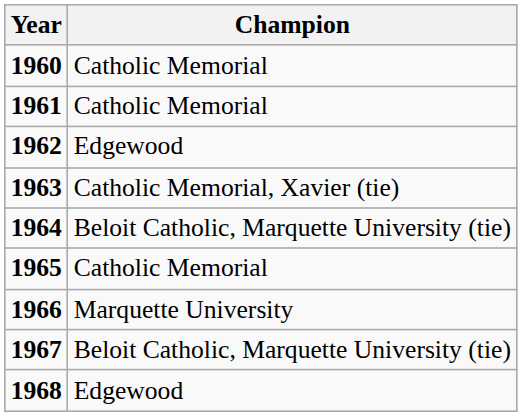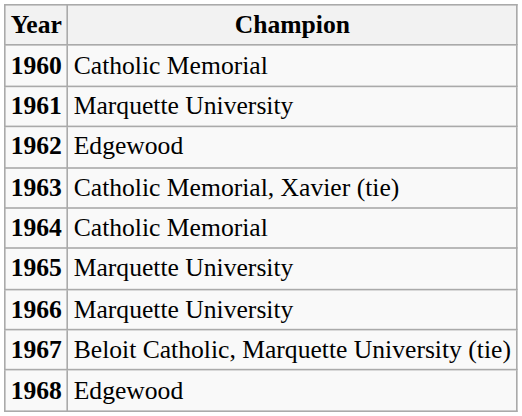(171, 106) Catholic Memorial -> (184, 106) Marquette University
(292, 227) Beloit Catholic, Marquette University (tie) -> (171, 227) Catholic Memorial
(171, 268) Catholic Memorial -> (184, 268) Marquette University
